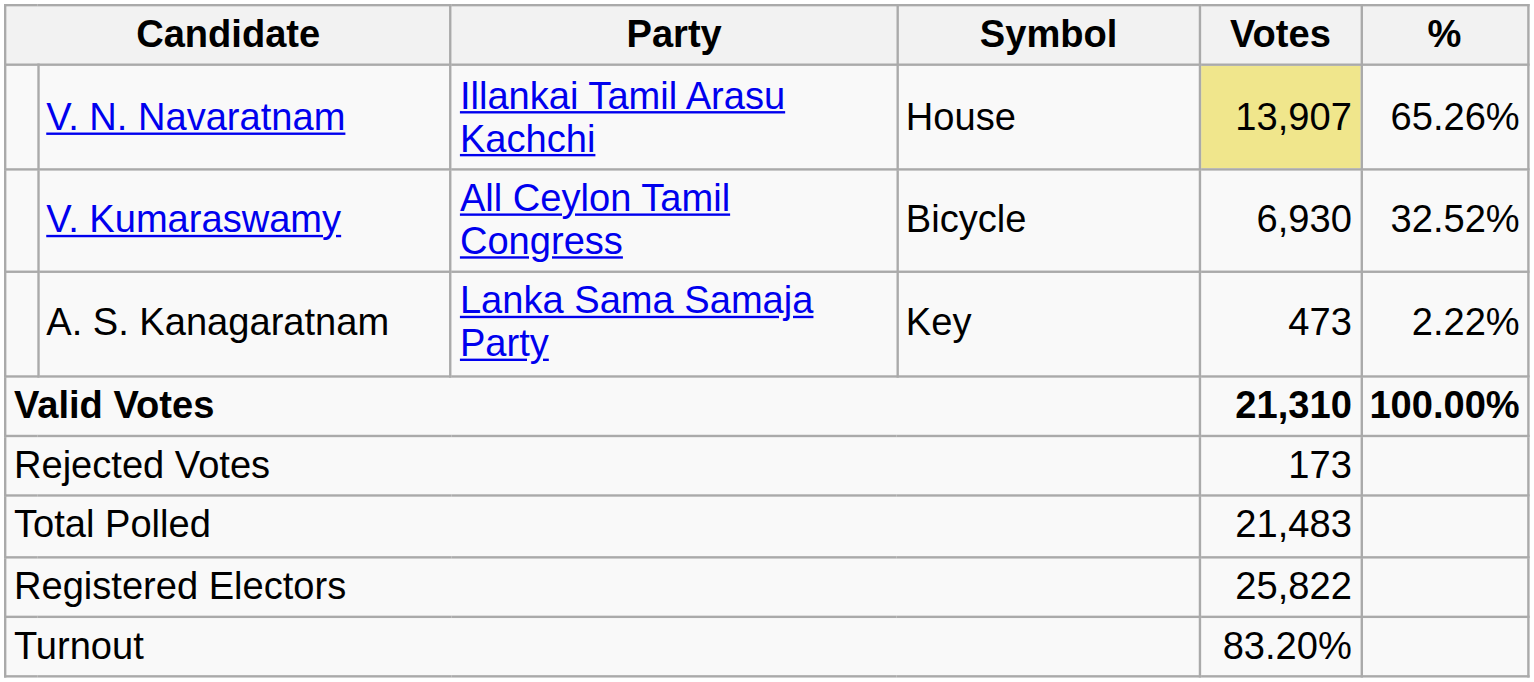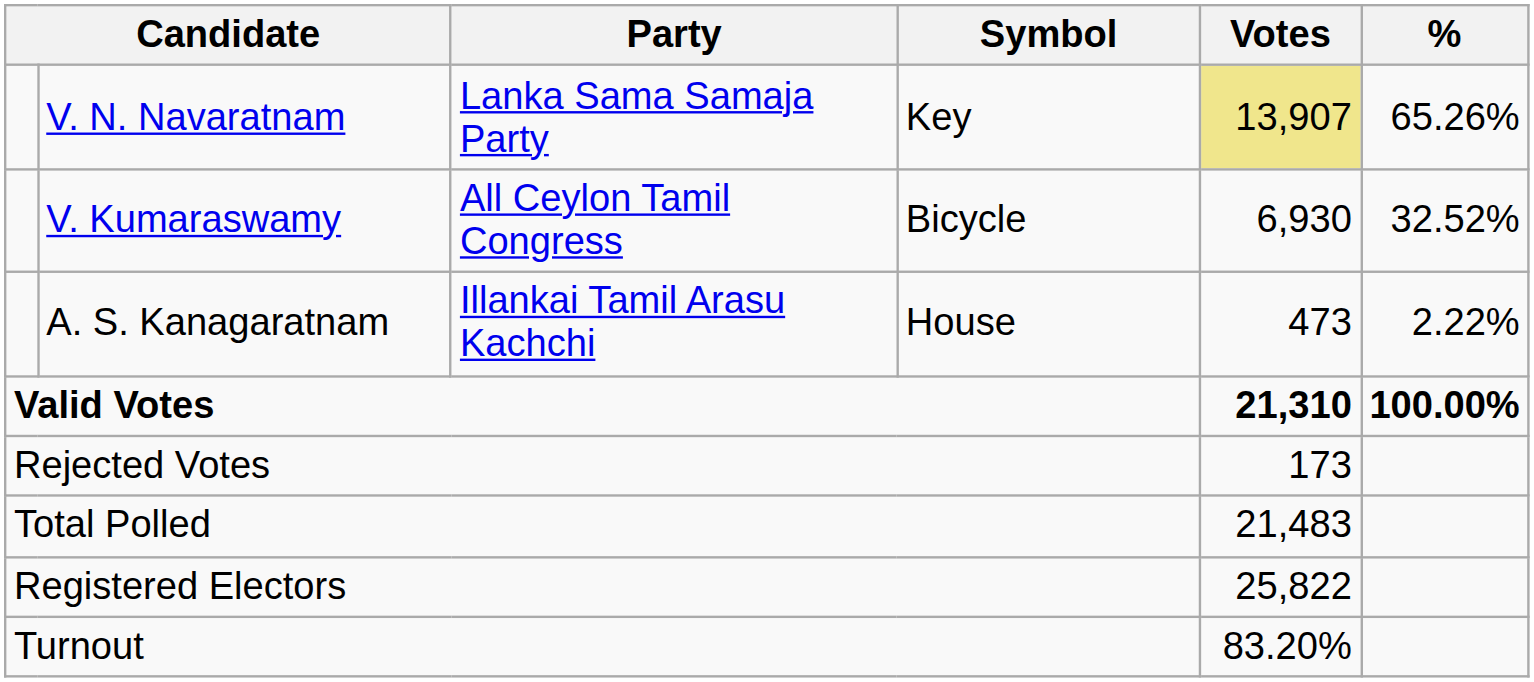(623, 116) Illankai Tamil Arasu Kachchi -> (637, 116) Lanka Sama Samaja Party
(961, 116) House -> (939, 116) Key
(637, 322) Lanka Sama Samaja Party -> (623, 322) Illankai Tamil Arasu Kachchi
(939, 322) Key -> (961, 322) House
